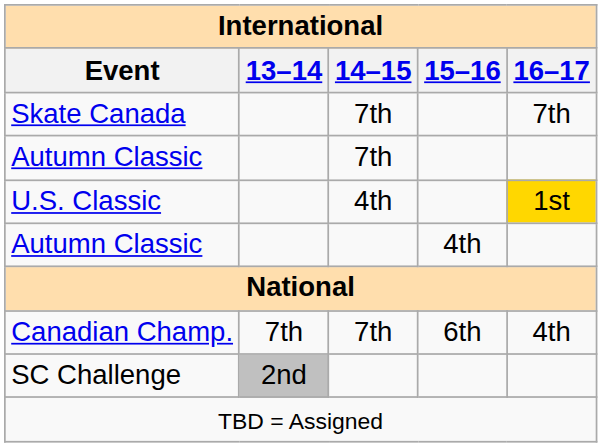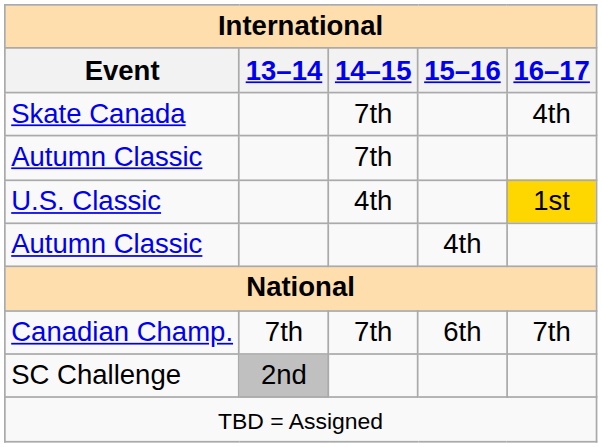(552, 113) 7th -> (552, 113) 4th
(552, 331) 4th -> (552, 331) 7th
